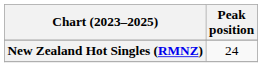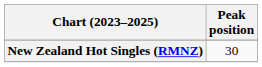(232, 51) 24 -> (232, 51) 30
